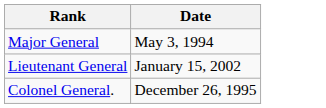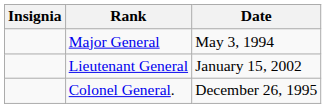+ column: (35, 16)
